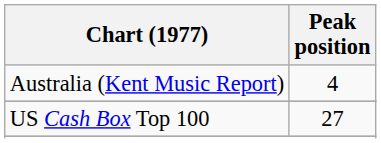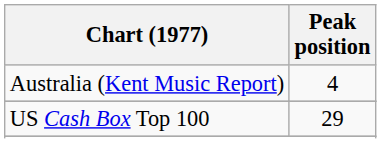(333, 118) 27 -> (333, 118) 29
